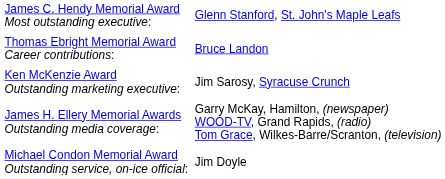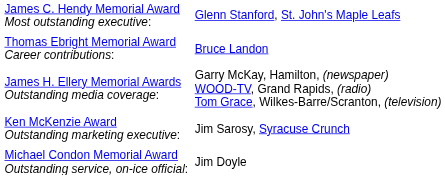rows swapped: (93, 122) <-> (92, 82)
